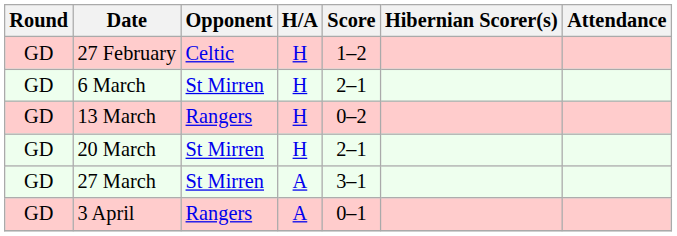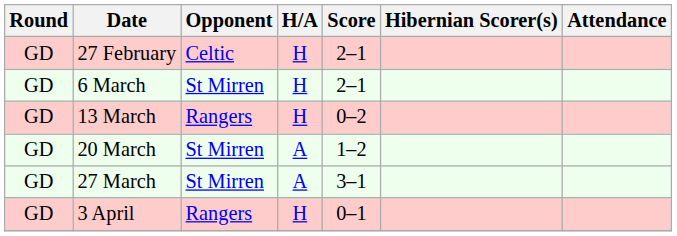(351, 52) 1–2 -> (351, 52) 2–1
(300, 149) H -> (300, 149) A
(351, 149) 2–1 -> (351, 149) 1–2
(300, 213) A -> (300, 213) H
